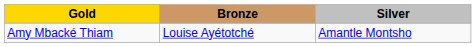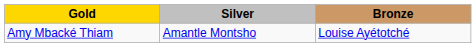columns swapped: (393, 14) <-> (238, 14)
